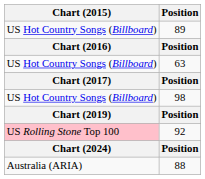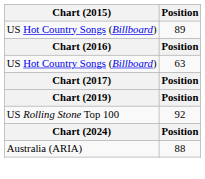- row: (180, 98)
(63, 132) pink background -> (63, 115) no background
